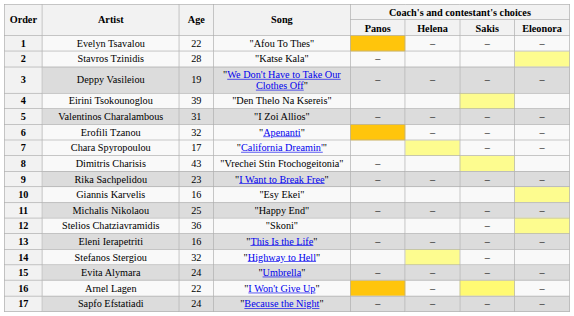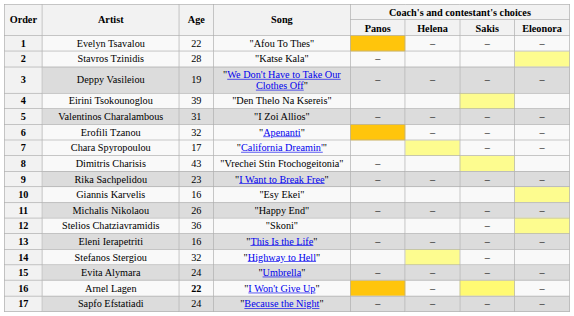(196, 210) 25 -> (196, 210) 26
(196, 288) normal -> (196, 288) bold
